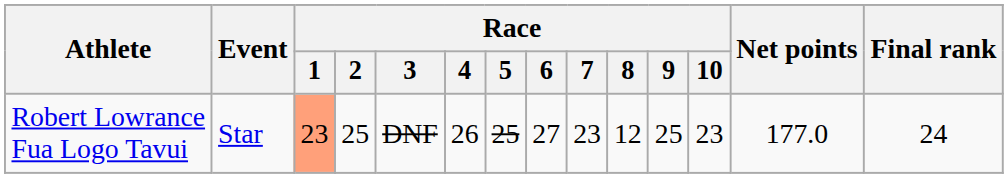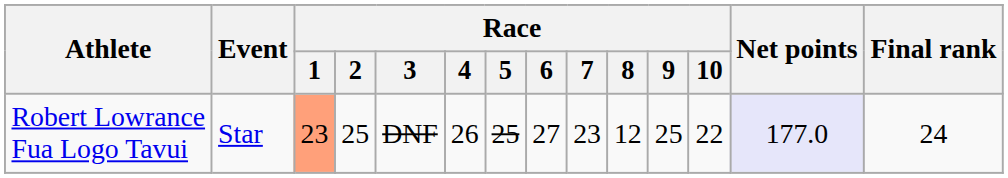(709, 133) 23 -> (709, 133) 22
(797, 133) no background -> (797, 133) lavender background
